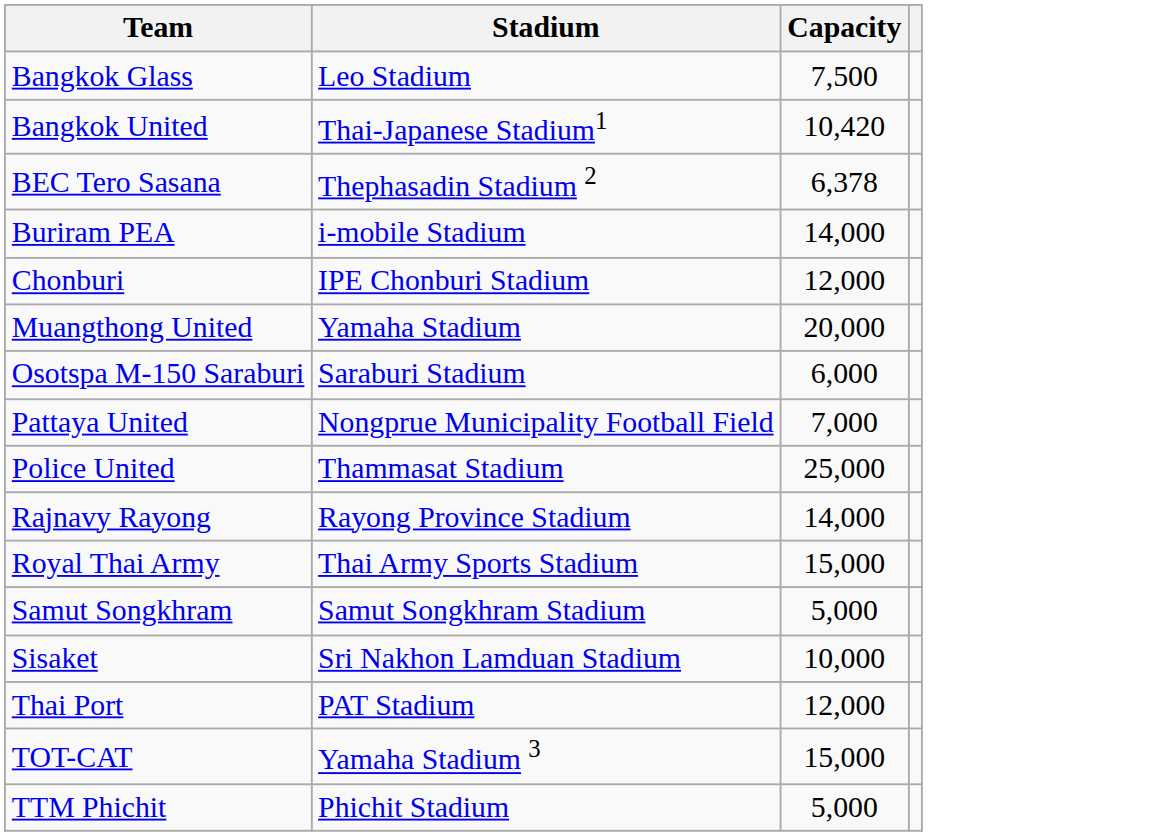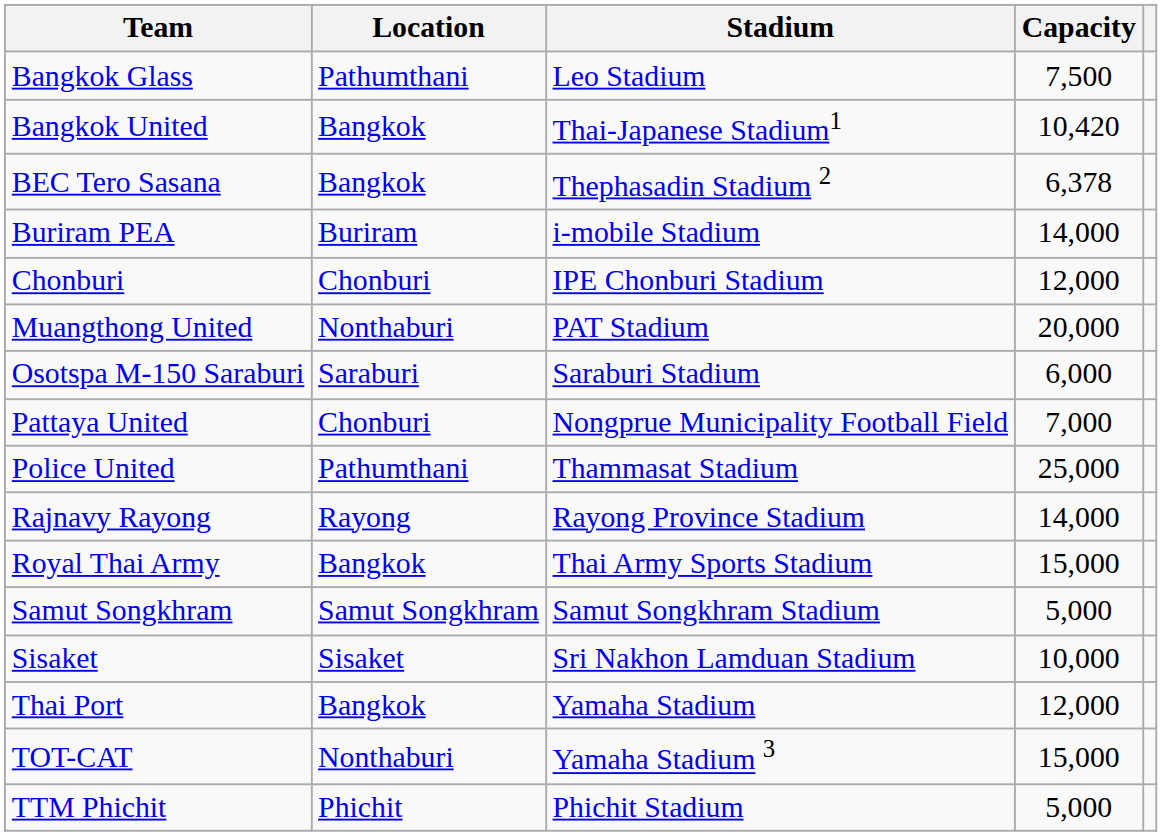+ column: (428, 28)
(420, 327) Yamaha Stadium -> (631, 327) PAT Stadium
(396, 704) PAT Stadium -> (654, 704) Yamaha Stadium
